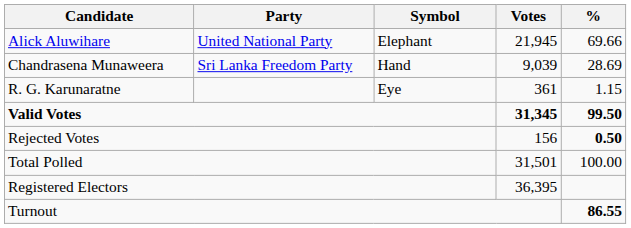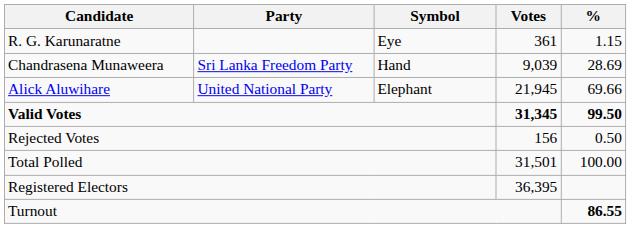rows swapped: (59, 41) <-> (64, 89)
(608, 138) bold -> (608, 138) normal
